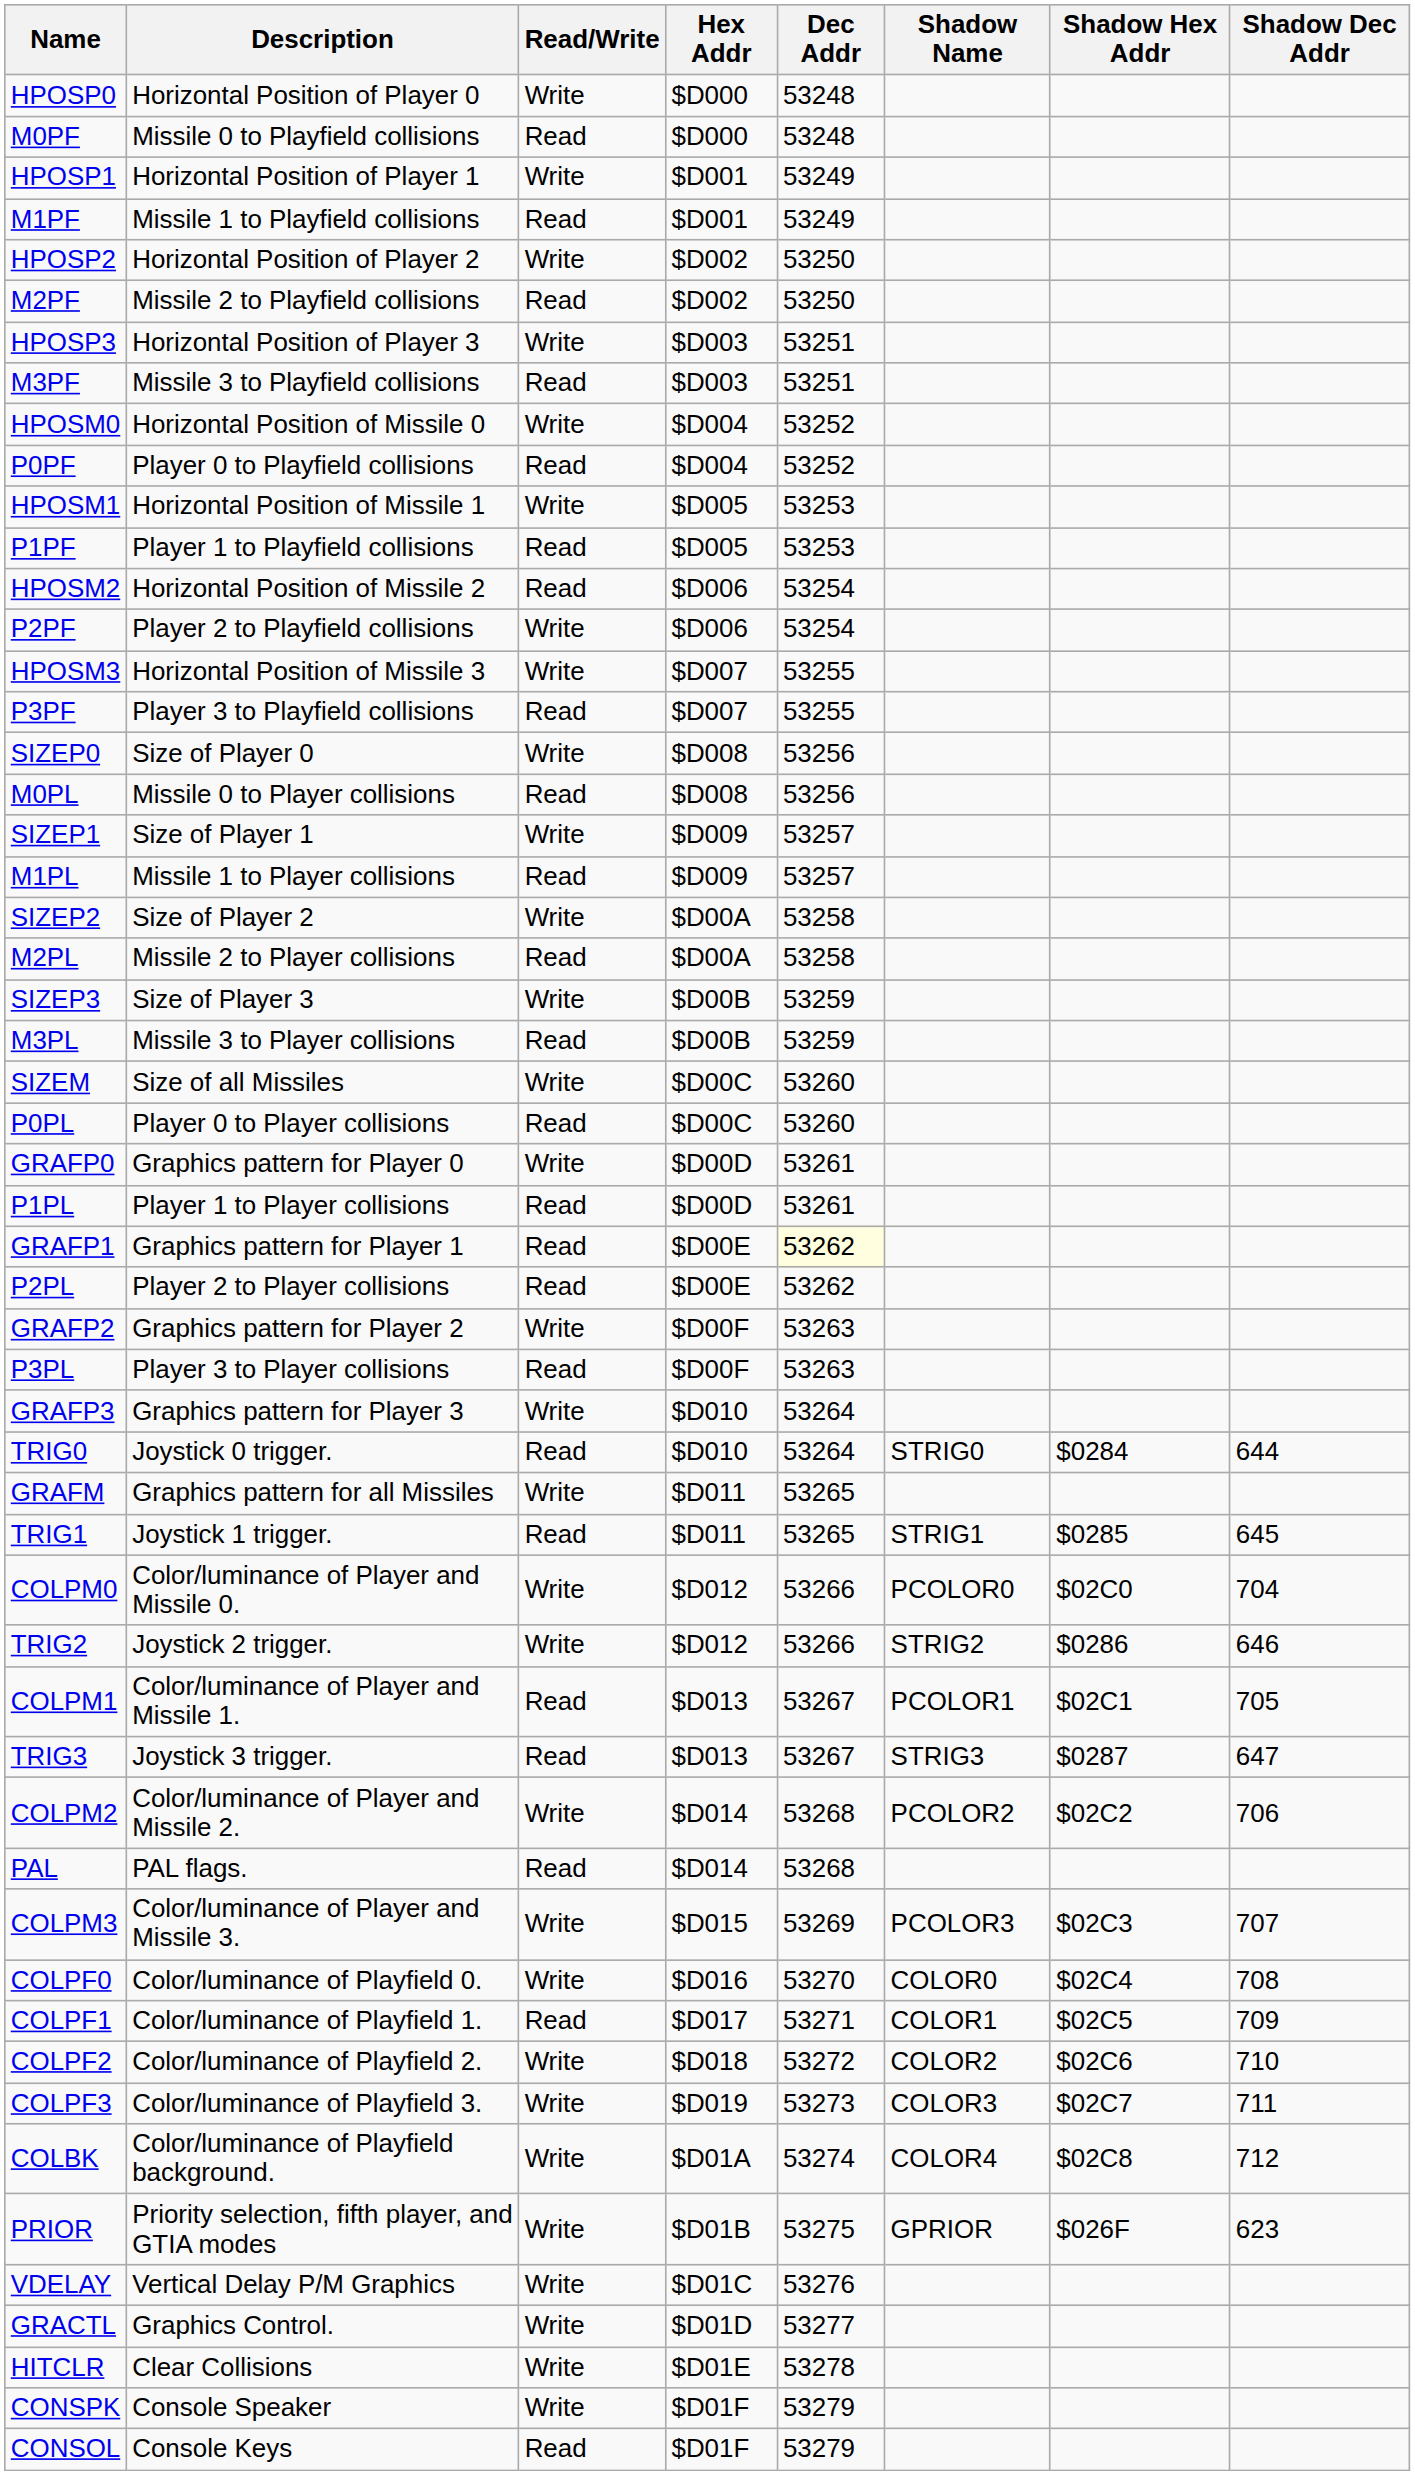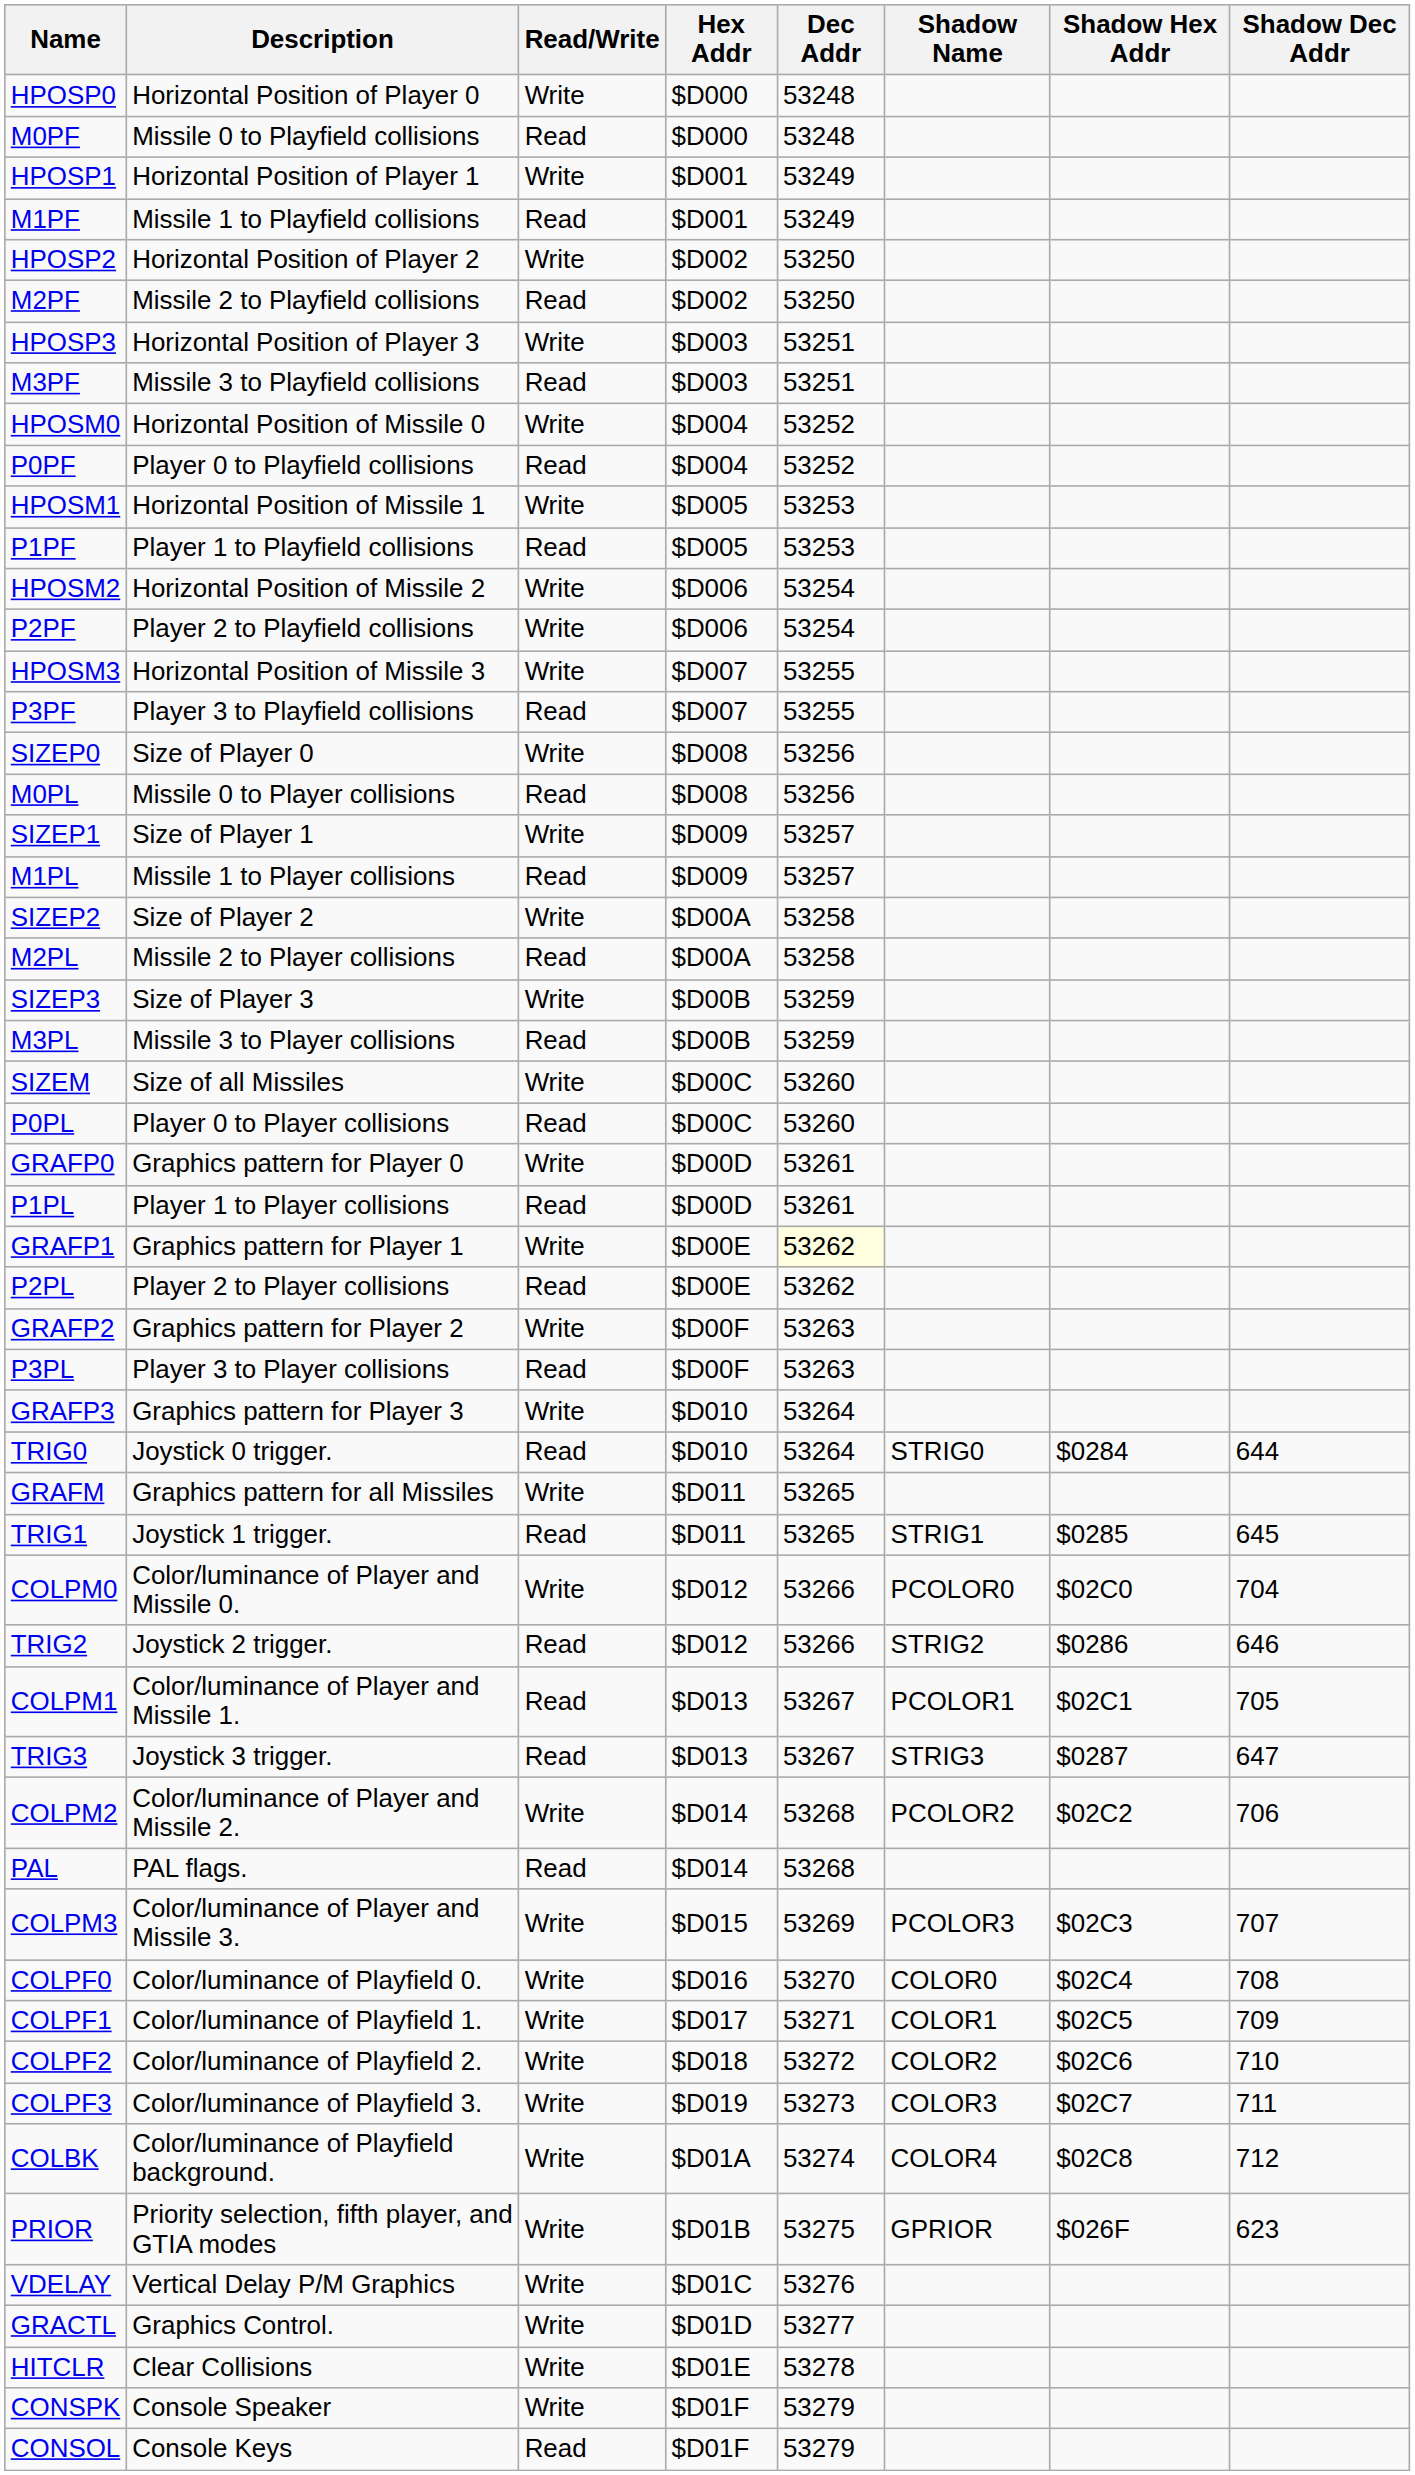(556, 588) Read -> (555, 588) Write
(556, 1246) Read -> (555, 1246) Write
(555, 1645) Write -> (556, 1645) Read
(556, 2020) Read -> (555, 2020) Write
